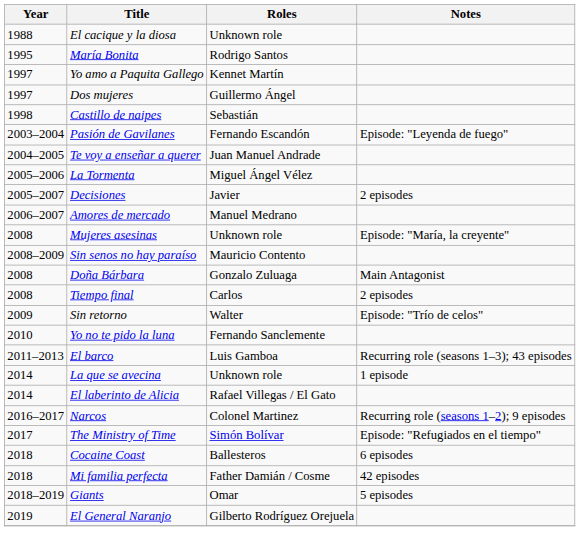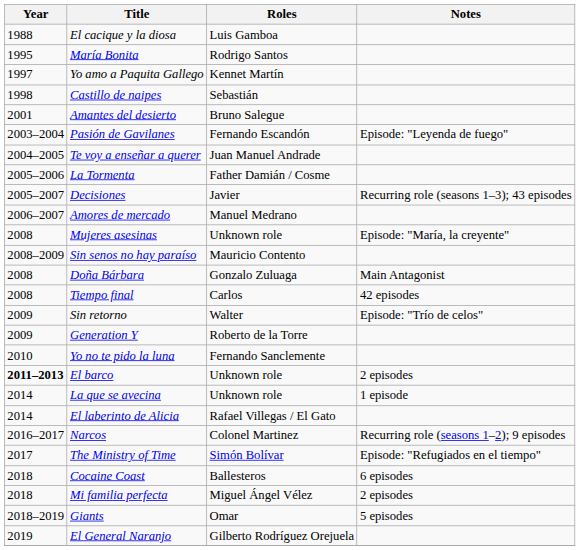(246, 34) Unknown role -> (244, 34) Luis Gamboa
- row: (102, 94)
+ row: (123, 114)
(261, 174) Miguel Ángel Vélez -> (270, 174) Father Damián / Cosme
(386, 194) 2 episodes -> (466, 194) Recurring role (seasons 1–3); 43 episodes
(386, 295) 2 episodes -> (390, 295) 42 episodes
+ row: (104, 335)
(36, 355) normal -> (35, 375) bold
(244, 355) Luis Gamboa -> (246, 375) Unknown role
(466, 355) Recurring role (seasons 1–3); 43 episodes -> (386, 375) 2 episodes
(270, 475) Father Damián / Cosme -> (261, 495) Miguel Ángel Vélez
(390, 475) 42 episodes -> (386, 495) 2 episodes
